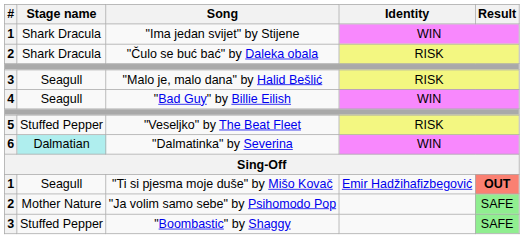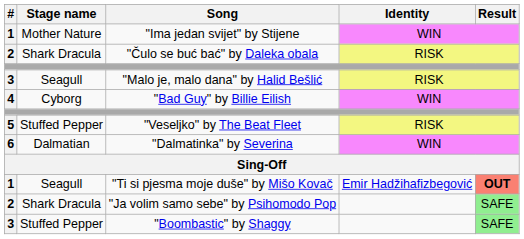(61, 34) Shark Dracula -> (61, 34) Mother Nature
(61, 99) Seagull -> (61, 99) Cyborg
(61, 144) paleturquoise background -> (61, 144) no background
(61, 204) Mother Nature -> (61, 204) Shark Dracula
